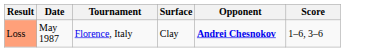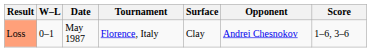+ column: (50, 12)
(236, 33) bold -> (260, 33) normal
